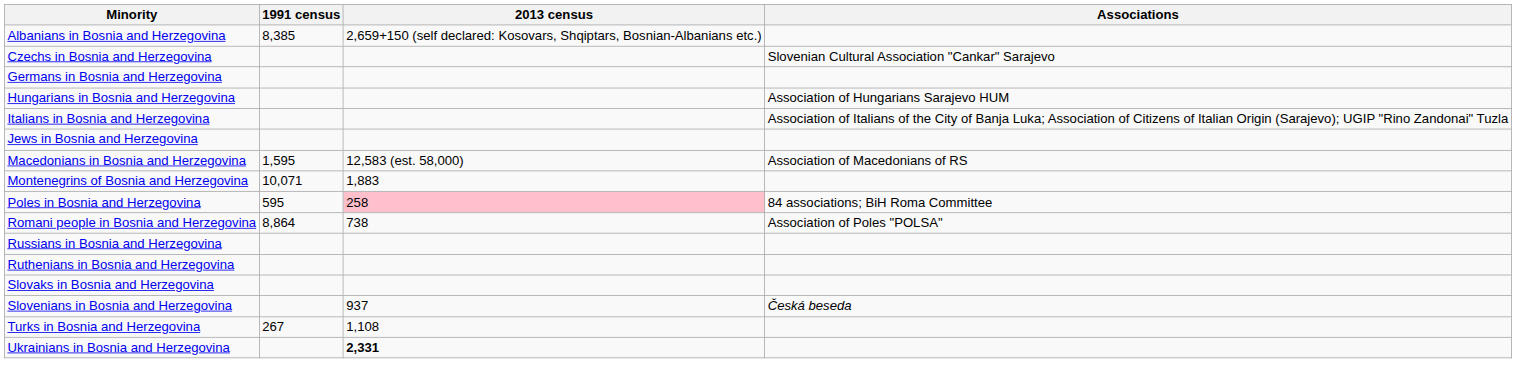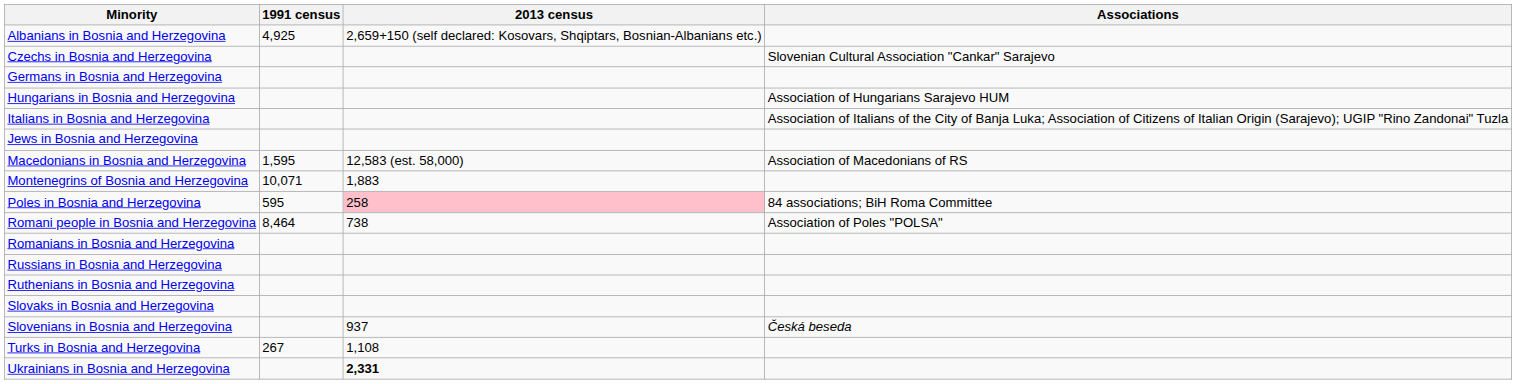(279, 35) 8,385 -> (279, 35) 4,925
(279, 222) 8,864 -> (279, 222) 8,464
+ row: (121, 243)
